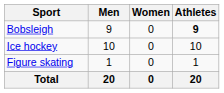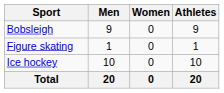(196, 29) bold -> (196, 29) normal
rows swapped: (40, 63) <-> (32, 46)
